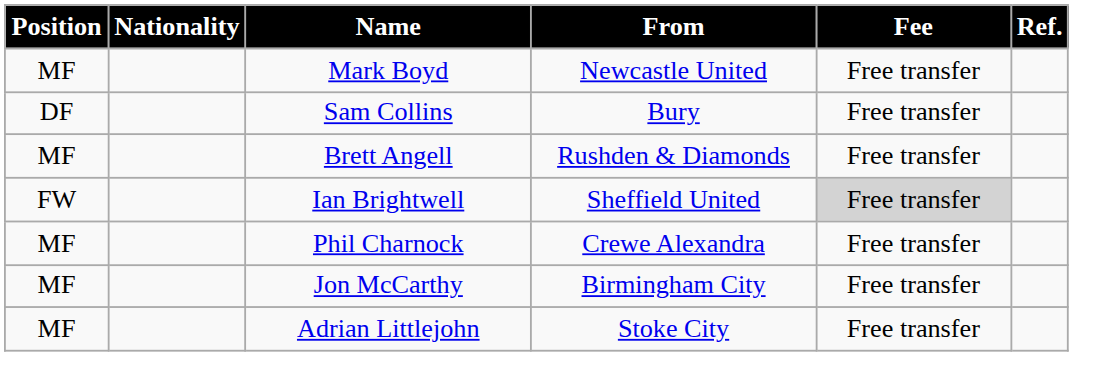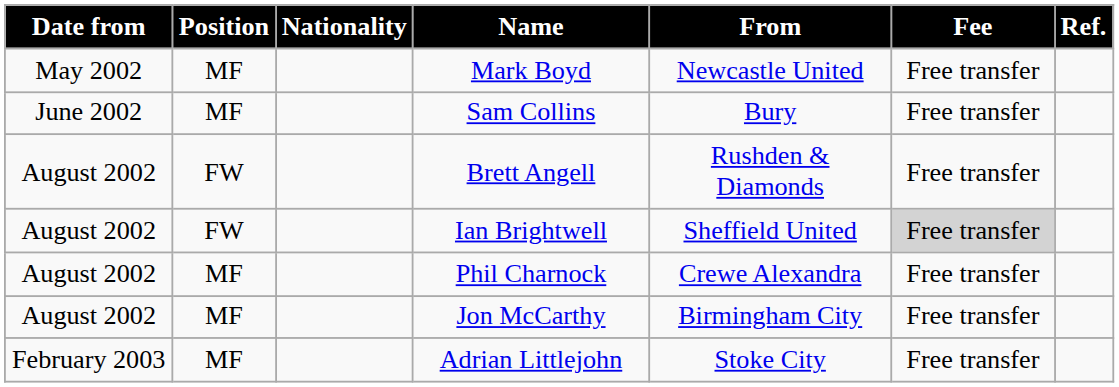+ column: (89, 26)
(57, 112) DF -> (224, 112) MF
(57, 156) MF -> (224, 171) FW
